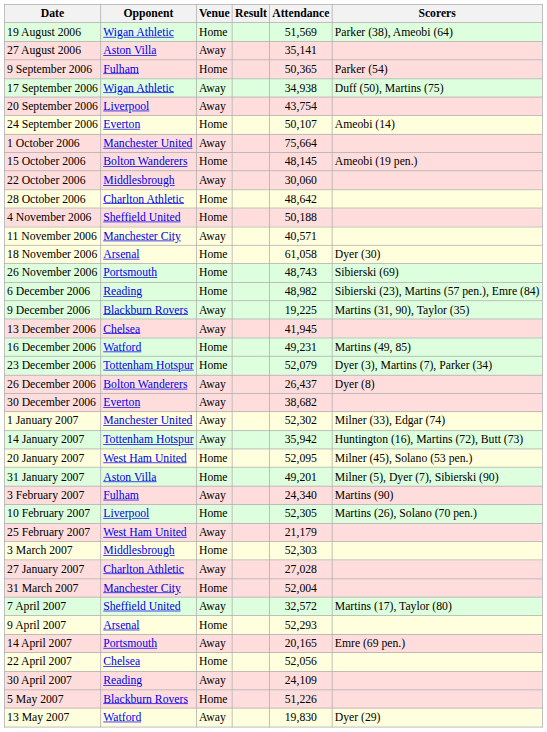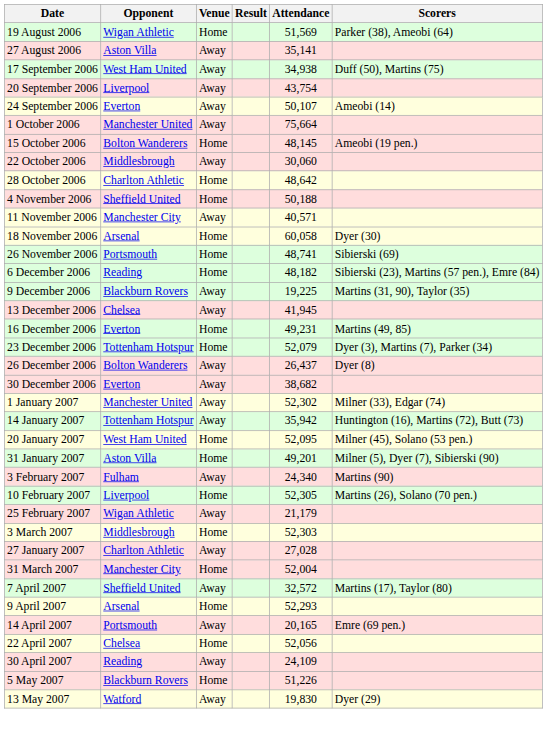- row: (50, 69)
(139, 87) Wigan Athletic -> (145, 69) West Ham United
(213, 124) Home -> (212, 106) Away
(301, 254) 61,058 -> (301, 236) 60,058
(301, 273) 48,743 -> (301, 254) 48,741
(301, 291) 48,982 -> (301, 273) 48,182
(122, 347) Watford -> (122, 328) Everton
(145, 532) West Ham United -> (139, 513) Wigan Athletic
